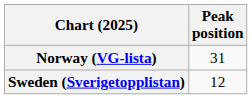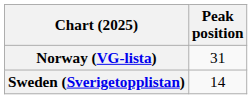(218, 81) 12 -> (218, 81) 14
